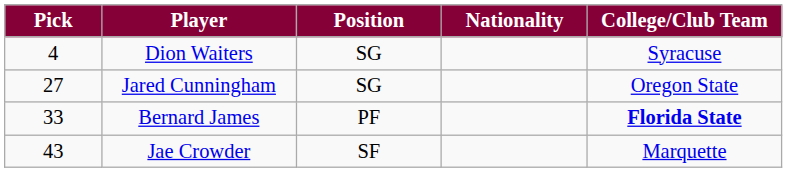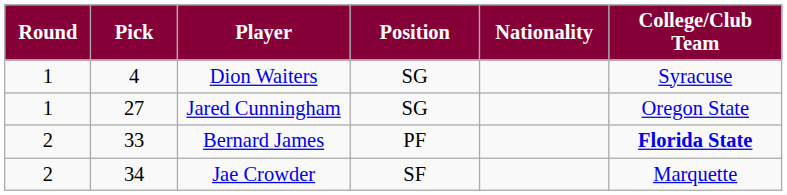+ column: (48, 32)
(53, 150) 43 -> (134, 173) 34
